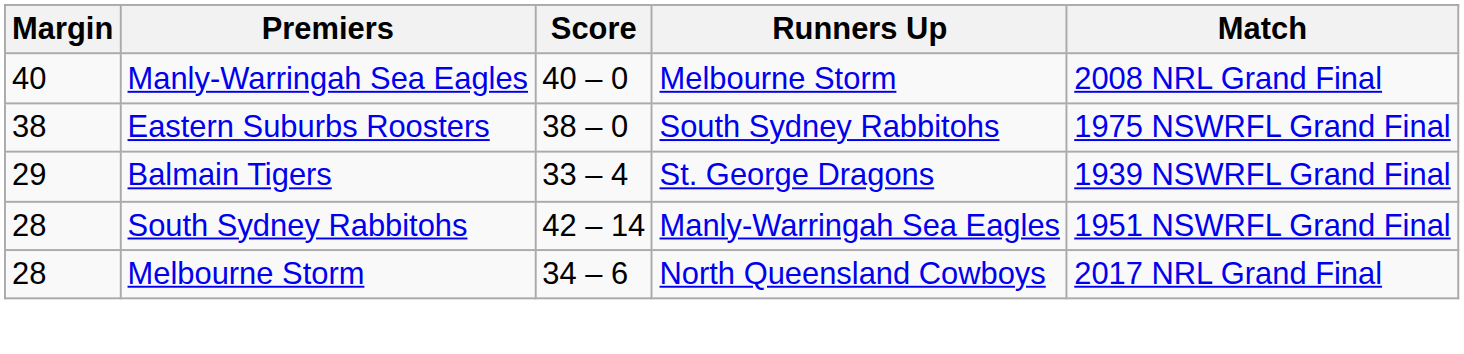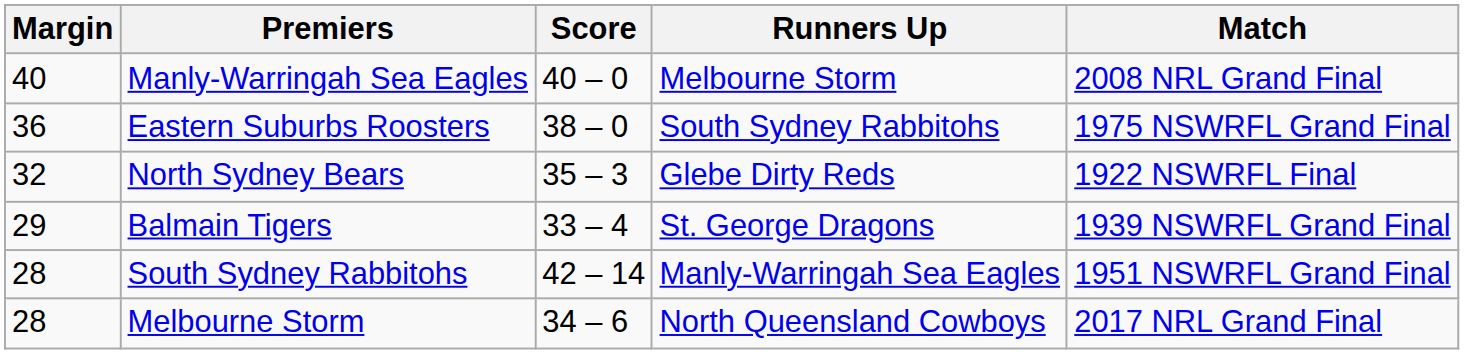(29, 126) 38 -> (29, 126) 36
+ row: (266, 175)
